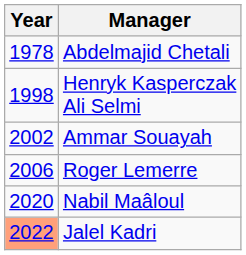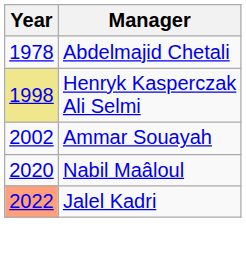(31, 95) no background -> (31, 95) khaki background
- row: (130, 169)
